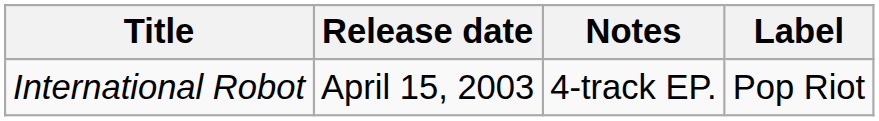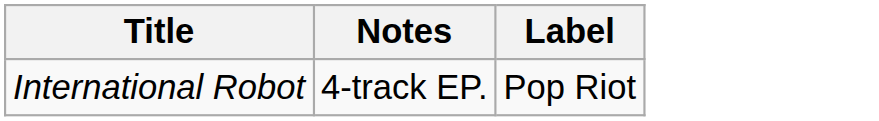- column: (428, 31)
